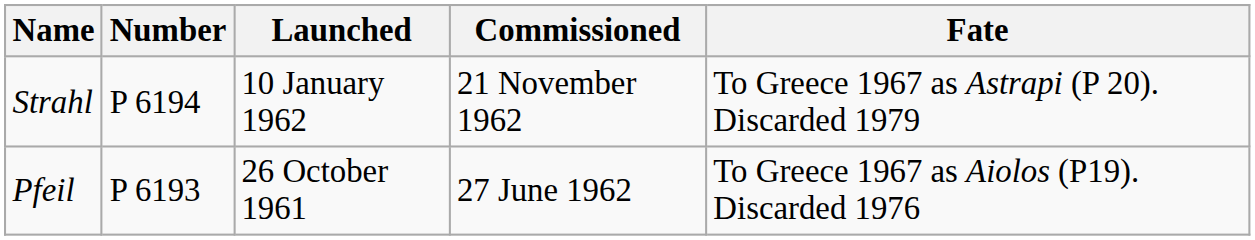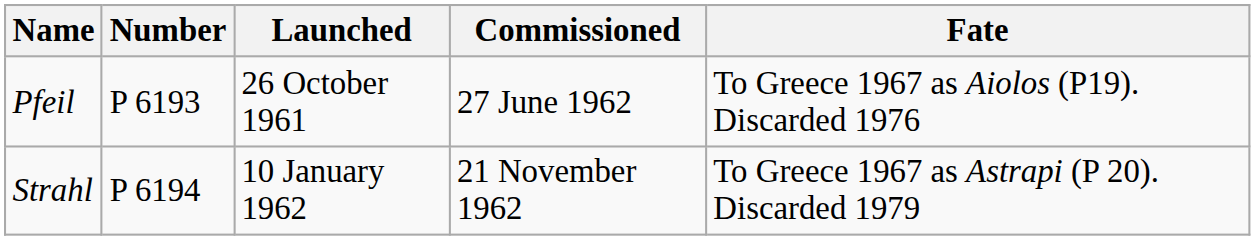rows swapped: (44, 189) <-> (53, 100)
